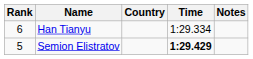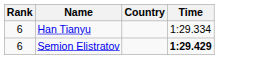- column: (231, 12)
(20, 46) 5 -> (20, 46) 6
